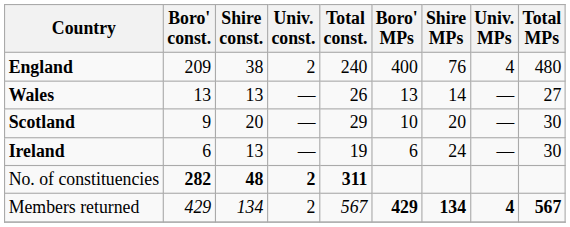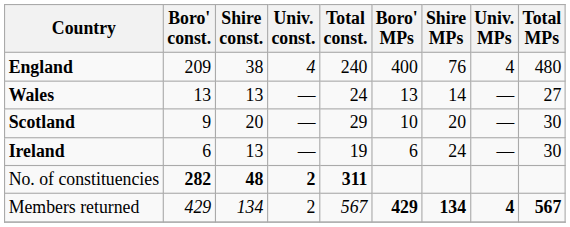(311, 66) 2 -> (311, 66) 4
(359, 94) 26 -> (359, 94) 24
